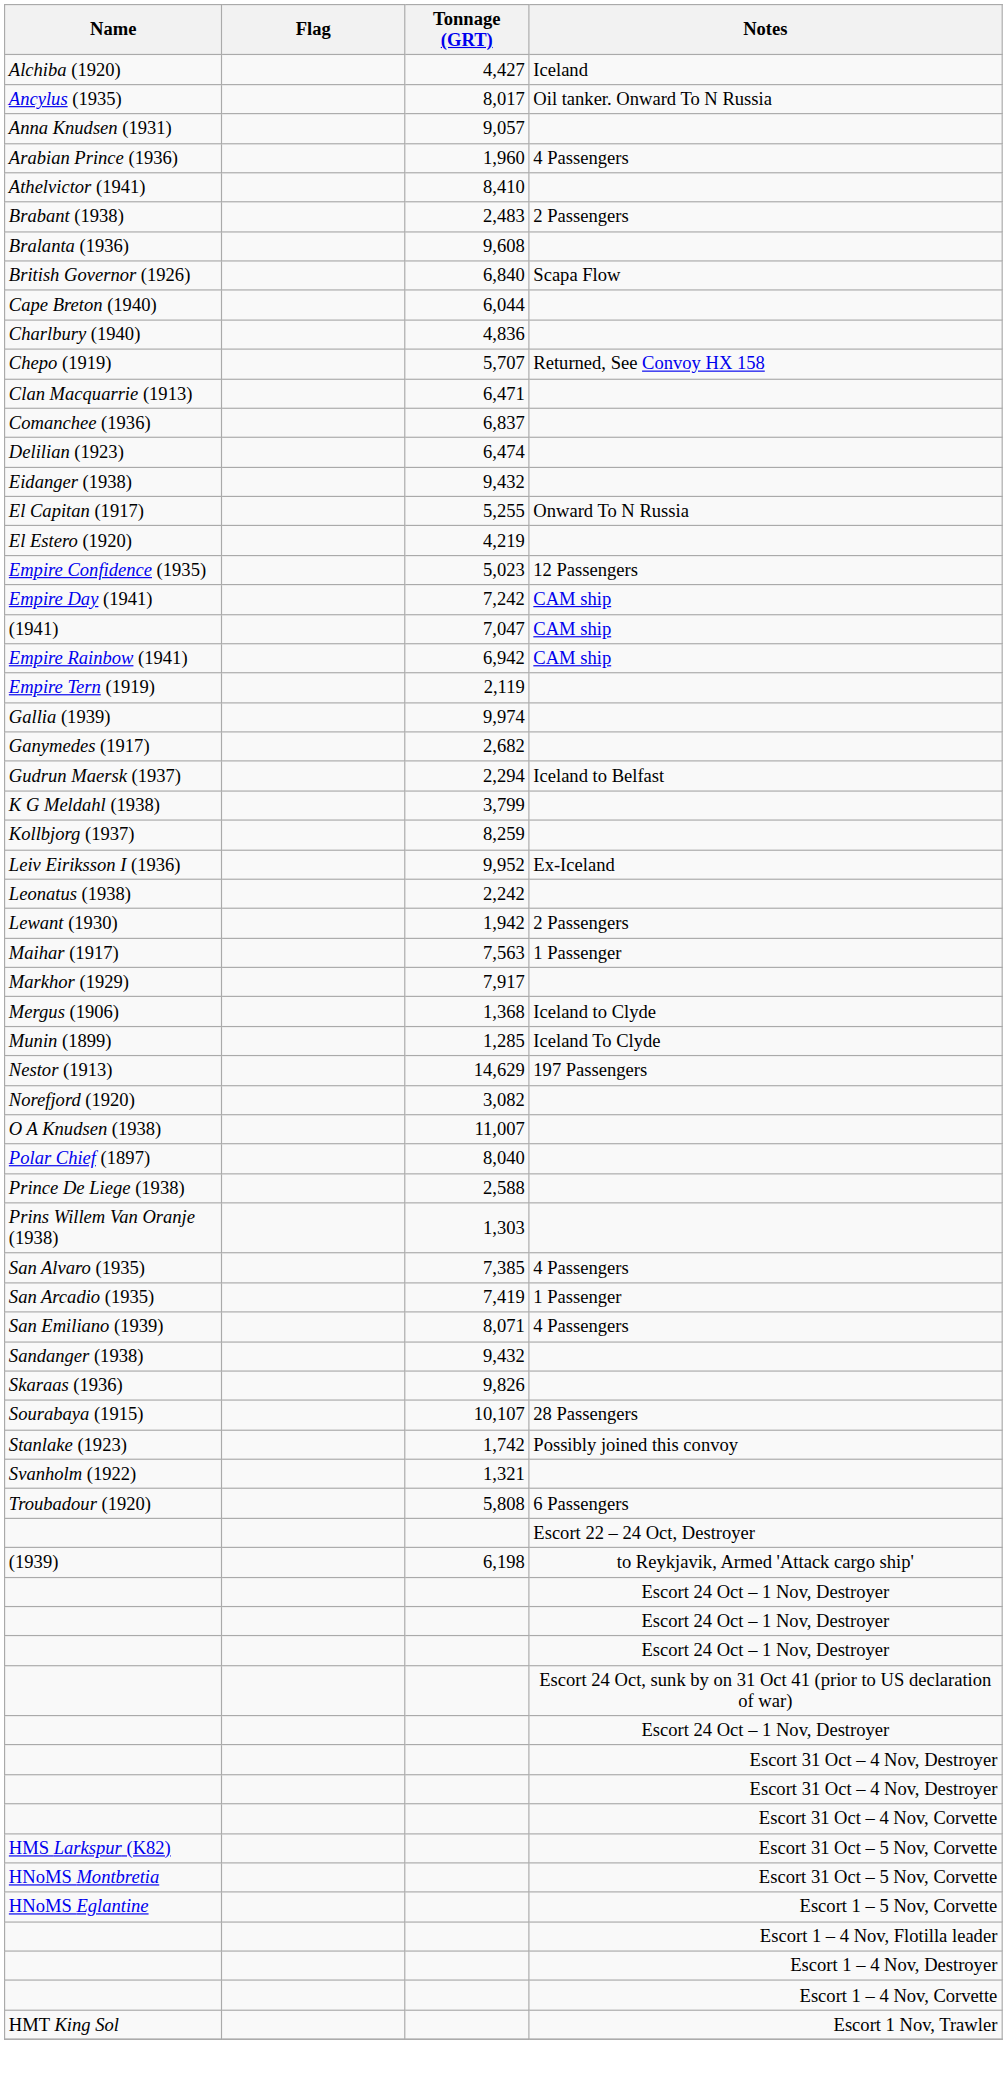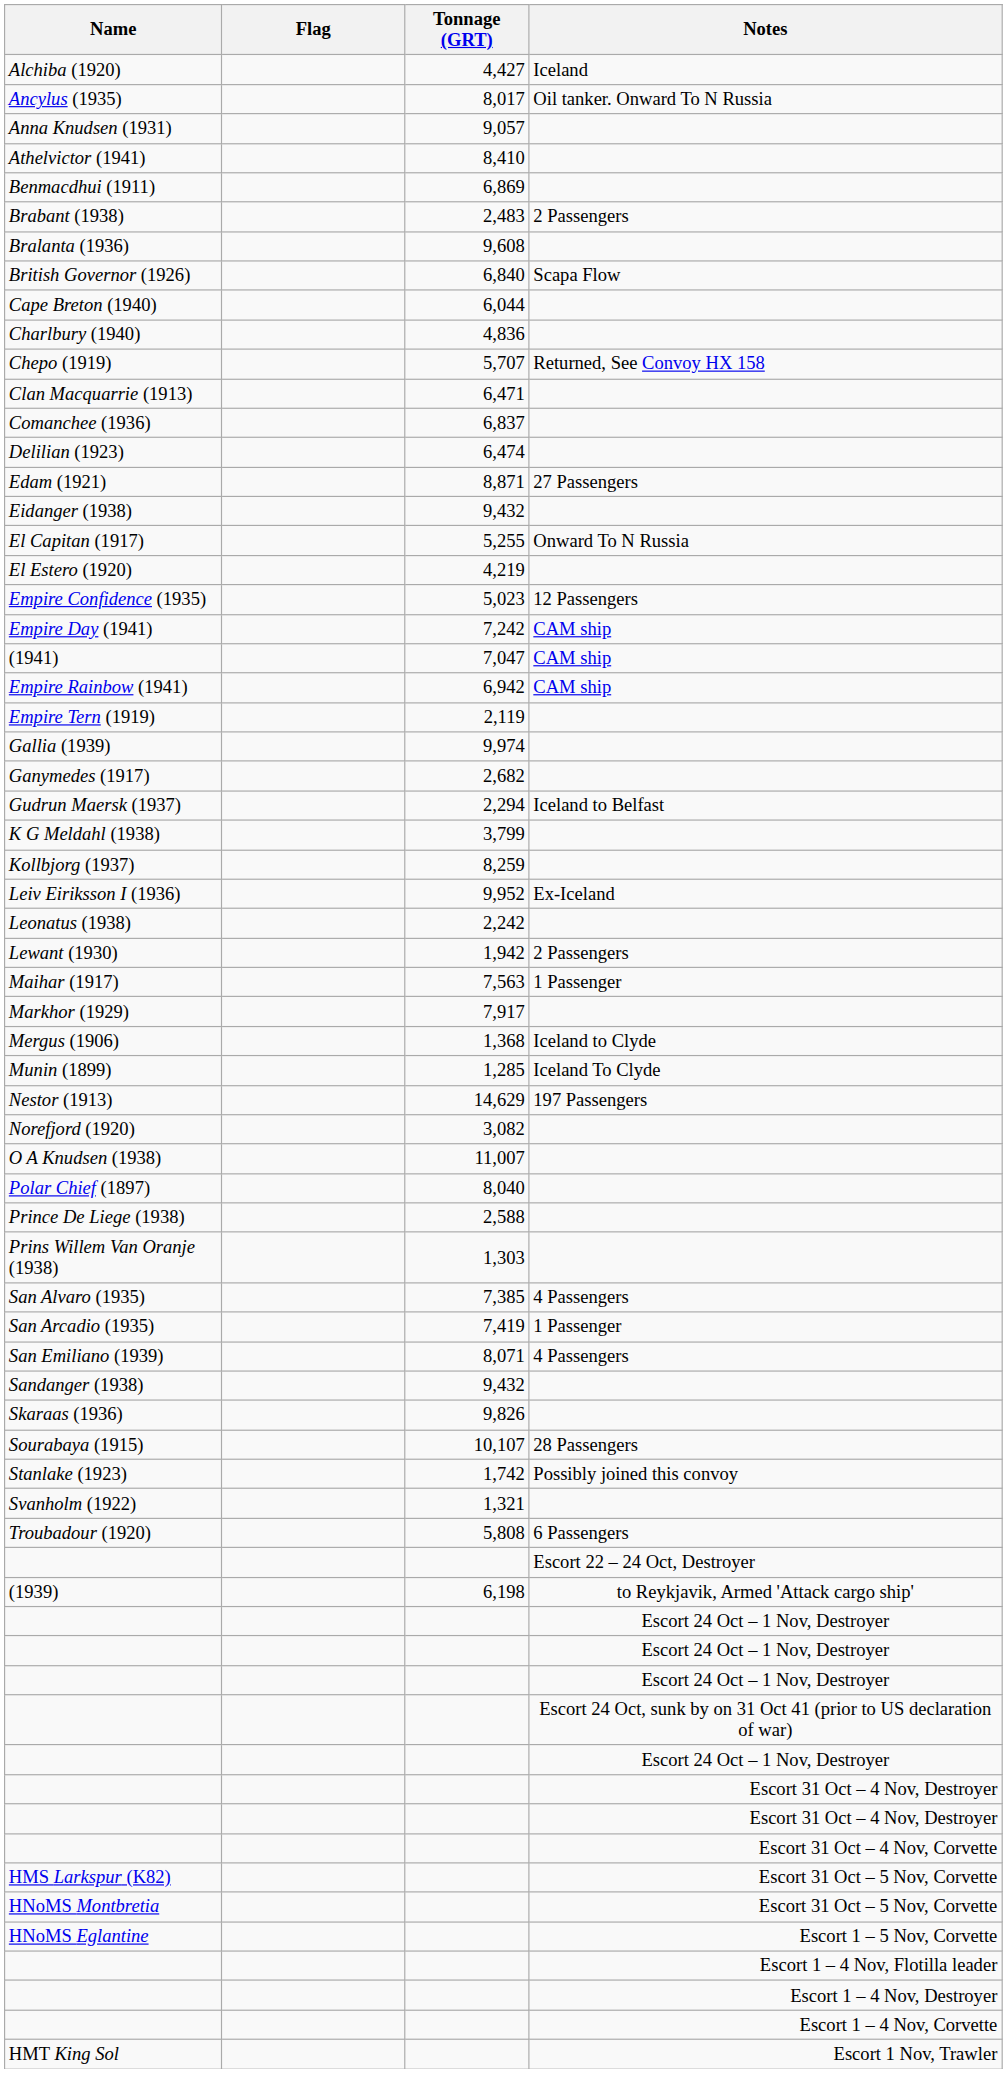- row: (93, 157)
+ row: (82, 187)
+ row: (58, 481)
